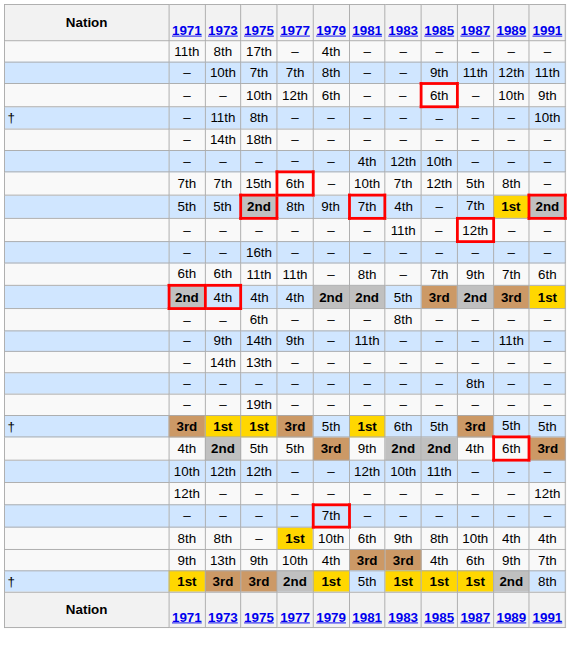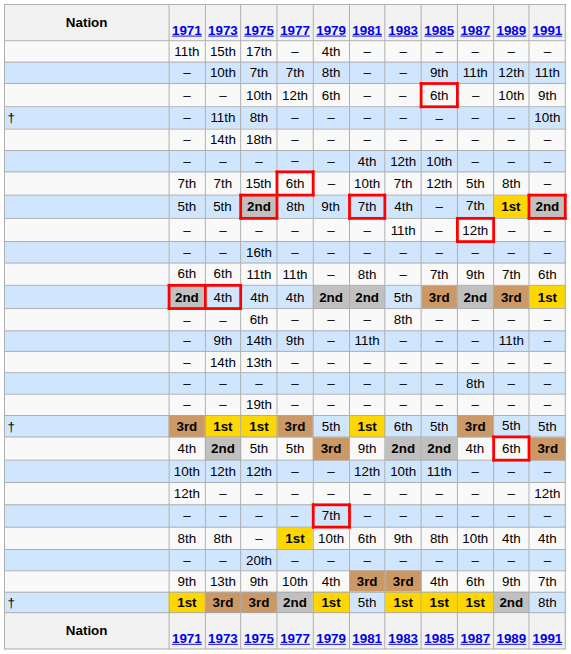(223, 51) 8th -> (223, 51) 15th
+ row: (187, 560)
